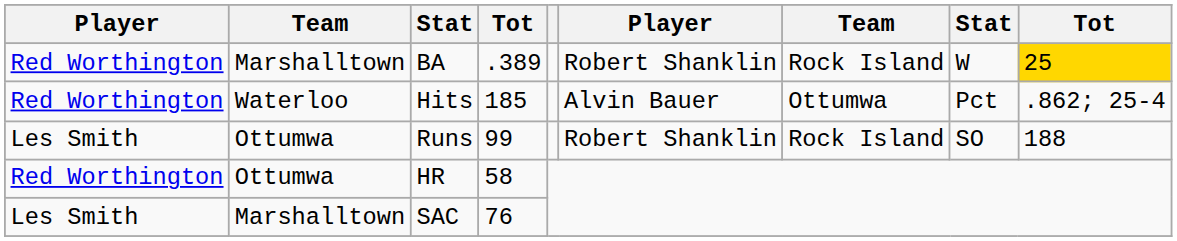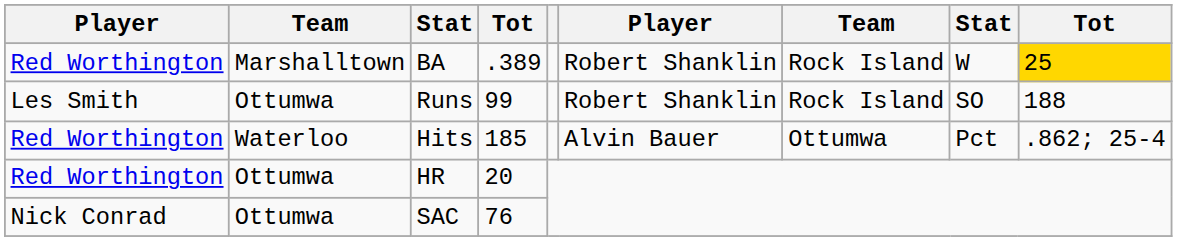rows swapped: (445, 140) <-> (445, 101)
(499, 178) 58 -> (499, 178) 20
(74, 217) Les Smith -> (89, 217) Nick Conrad
(320, 217) Marshalltown -> (284, 217) Ottumwa
